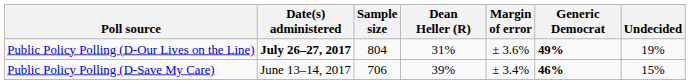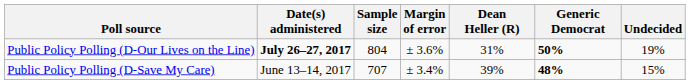columns swapped: (511, 21) <-> (443, 21)
(551, 49) 49% -> (551, 49) 50%
(377, 69) 706 -> (377, 69) 707
(551, 69) 46% -> (551, 69) 48%
